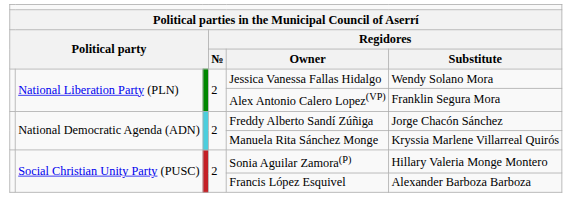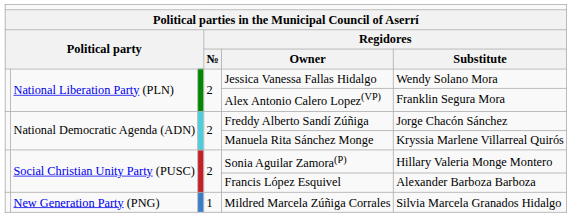+ row: (87, 202)
